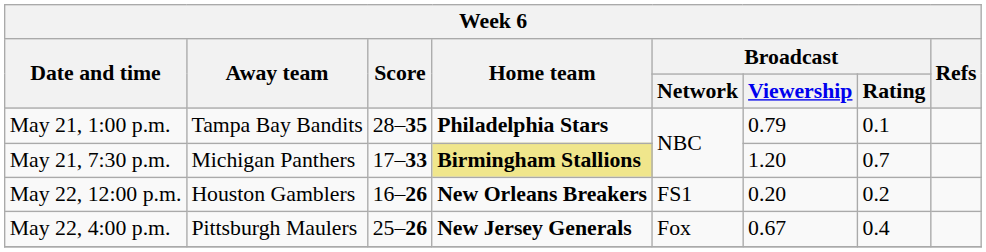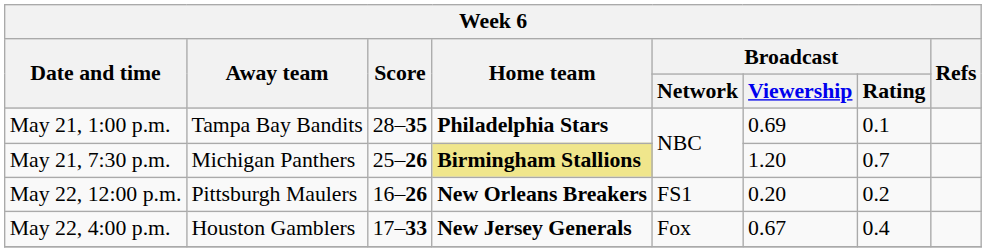(767, 125) 0.79 -> (767, 125) 0.69
(400, 159) 17–33 -> (400, 159) 25–26
(273, 194) Houston Gamblers -> (274, 194) Pittsburgh Maulers
(274, 228) Pittsburgh Maulers -> (273, 228) Houston Gamblers
(400, 228) 25–26 -> (400, 228) 17–33
